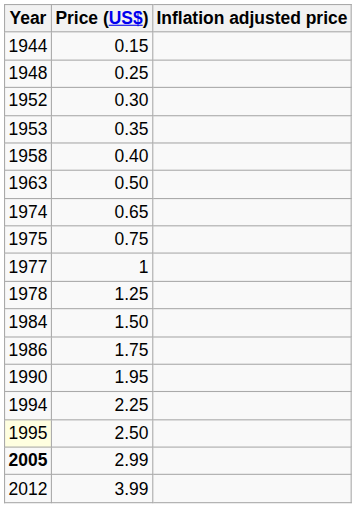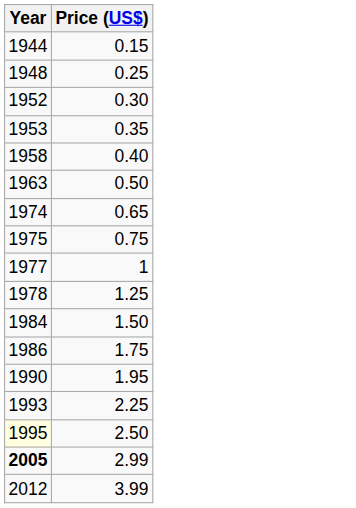- column: (252, 18)
(28, 405) 1994 -> (28, 405) 1993
